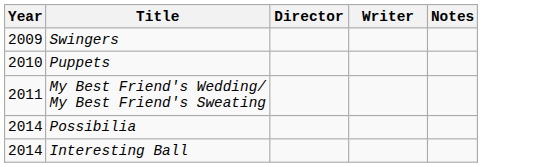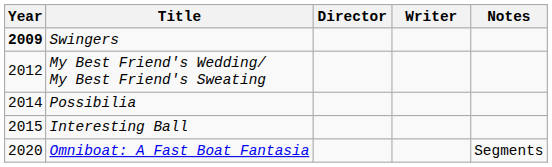(25, 40) normal -> (25, 40) bold
- row: (80, 63)
(25, 95) 2011 -> (25, 72) 2012
(25, 151) 2014 -> (25, 127) 2015
+ row: (179, 151)
